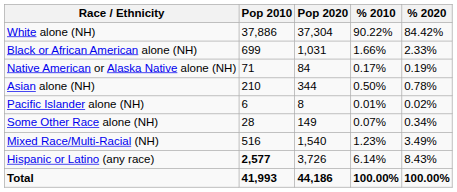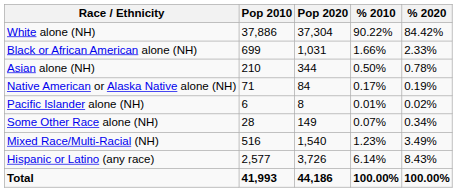rows swapped: (122, 68) <-> (51, 86)
(256, 159) bold -> (256, 159) normal
